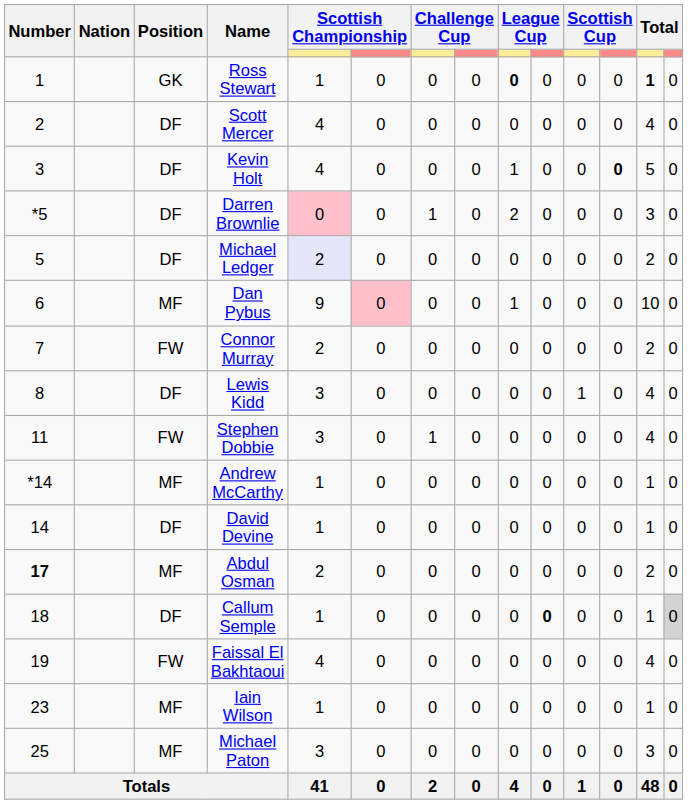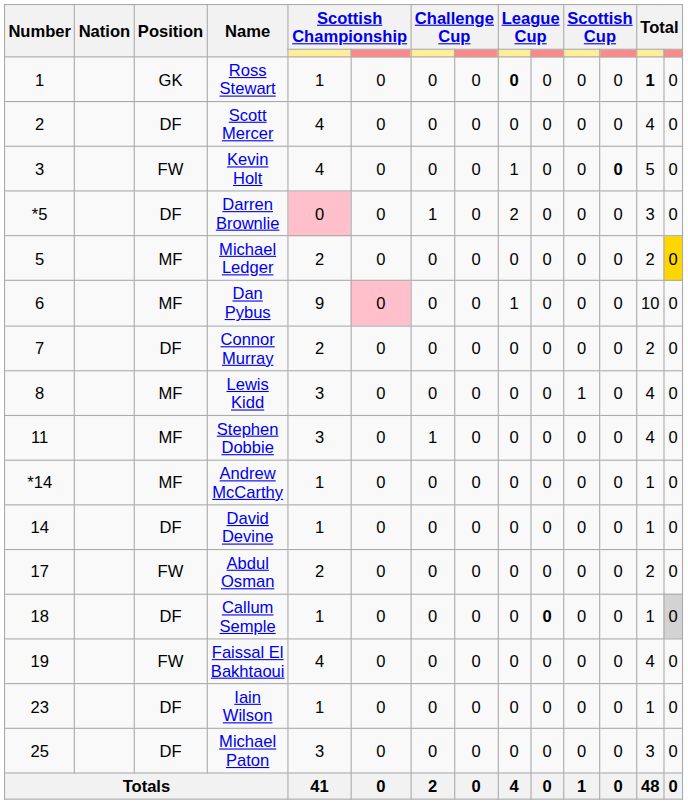(170, 169) DF -> (170, 169) FW
(170, 259) DF -> (170, 259) MF
(319, 259) lavender background -> (319, 259) no background
(673, 259) no background -> (673, 259) gold background
(170, 348) FW -> (170, 348) DF
(170, 393) DF -> (170, 393) MF
(170, 438) FW -> (170, 438) MF
(40, 572) bold -> (40, 572) normal
(170, 572) MF -> (170, 572) FW
(170, 706) MF -> (170, 706) DF
(170, 751) MF -> (170, 751) DF
